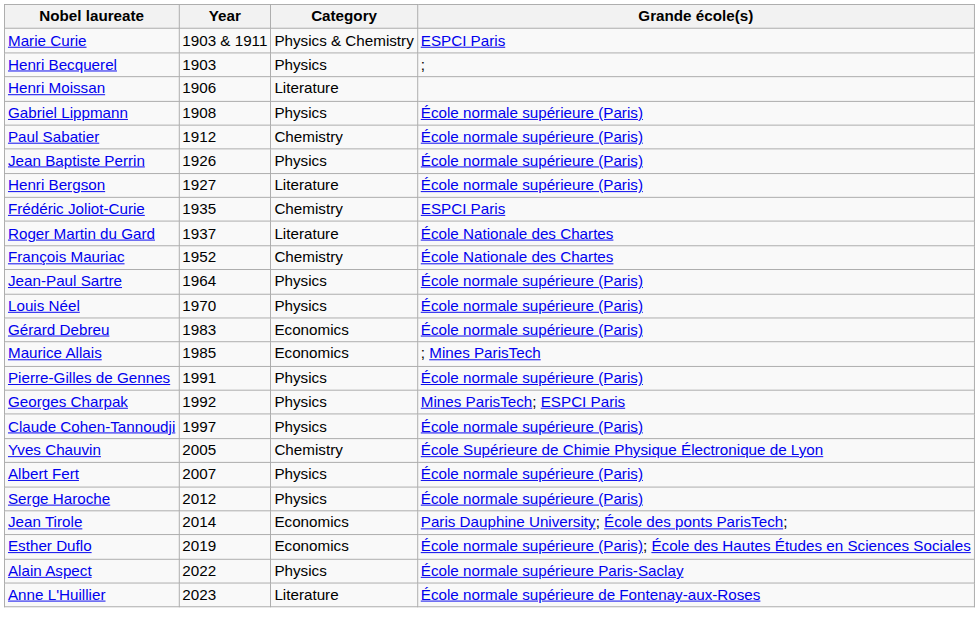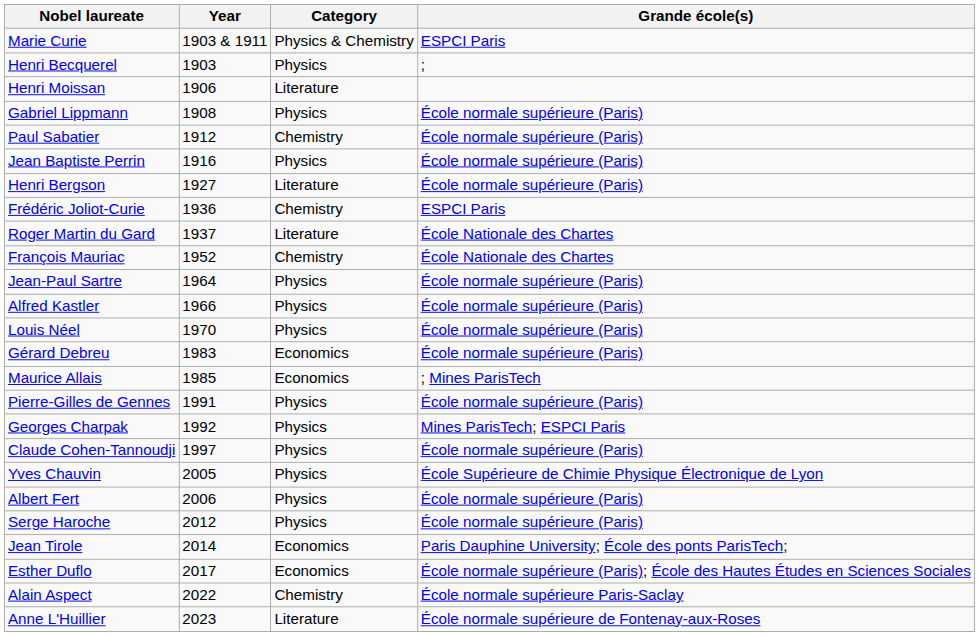(199, 161) 1926 -> (199, 161) 1916
(199, 209) 1935 -> (199, 209) 1936
+ row: (54, 305)
(309, 450) Chemistry -> (301, 474) Physics
(199, 474) 2007 -> (199, 498) 2006
(199, 546) 2019 -> (199, 570) 2017
(301, 570) Physics -> (309, 595) Chemistry
